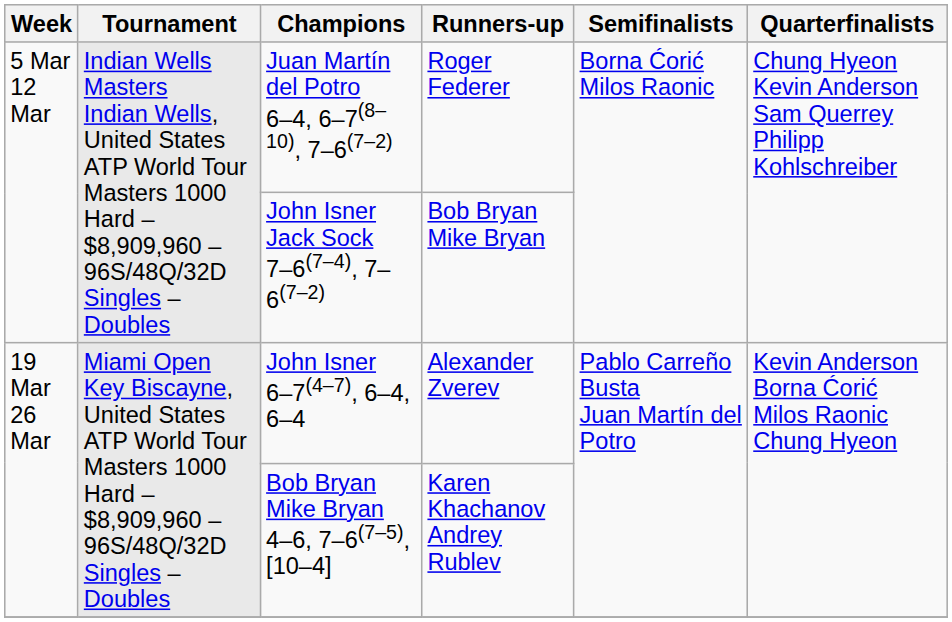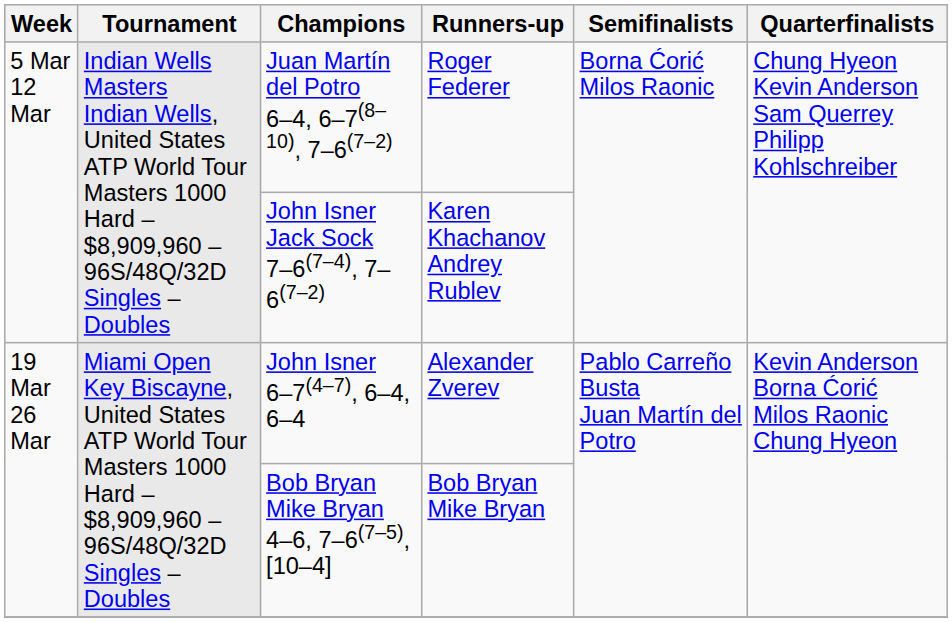(486, 224) Bob Bryan Mike Bryan -> (486, 251) Karen Khachanov Andrey Rublev
(486, 522) Karen Khachanov Andrey Rublev -> (486, 495) Bob Bryan Mike Bryan
